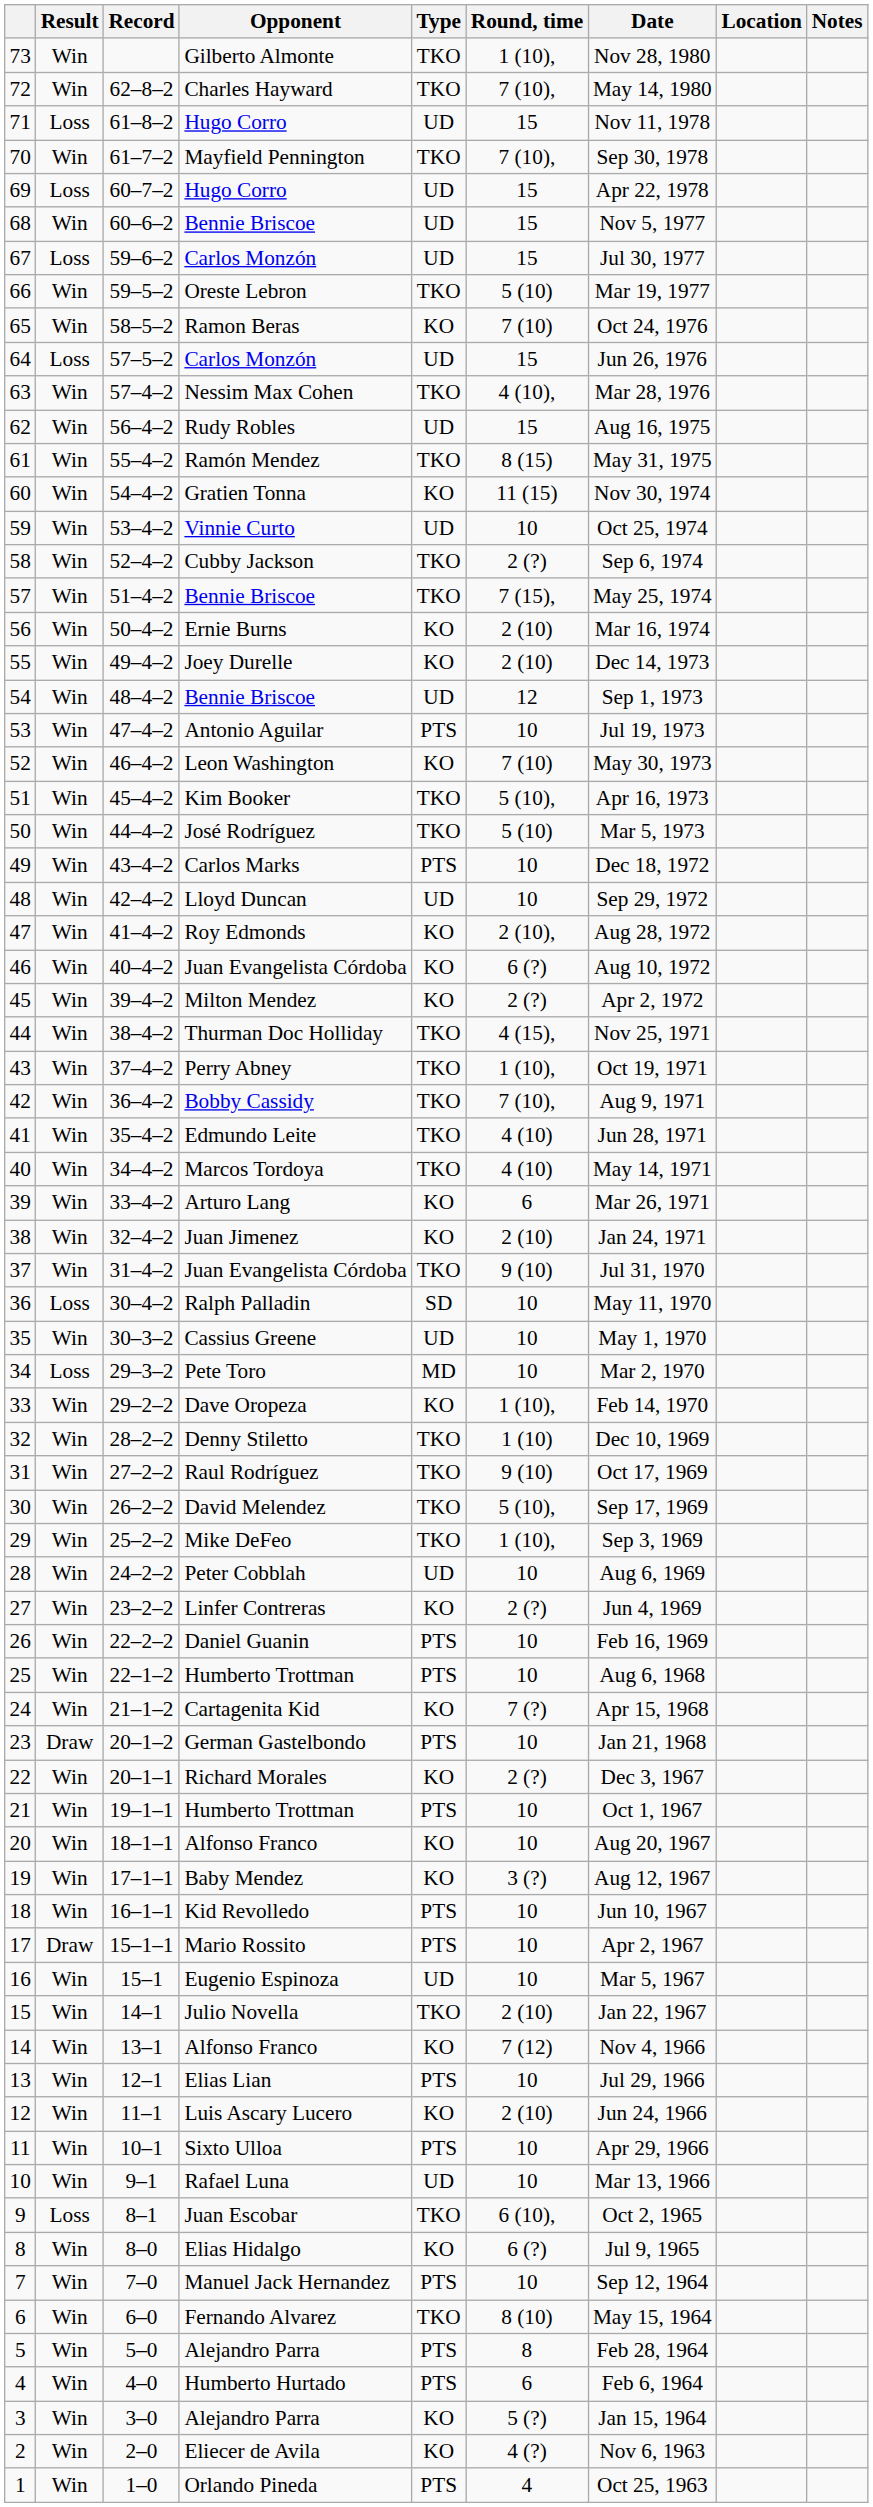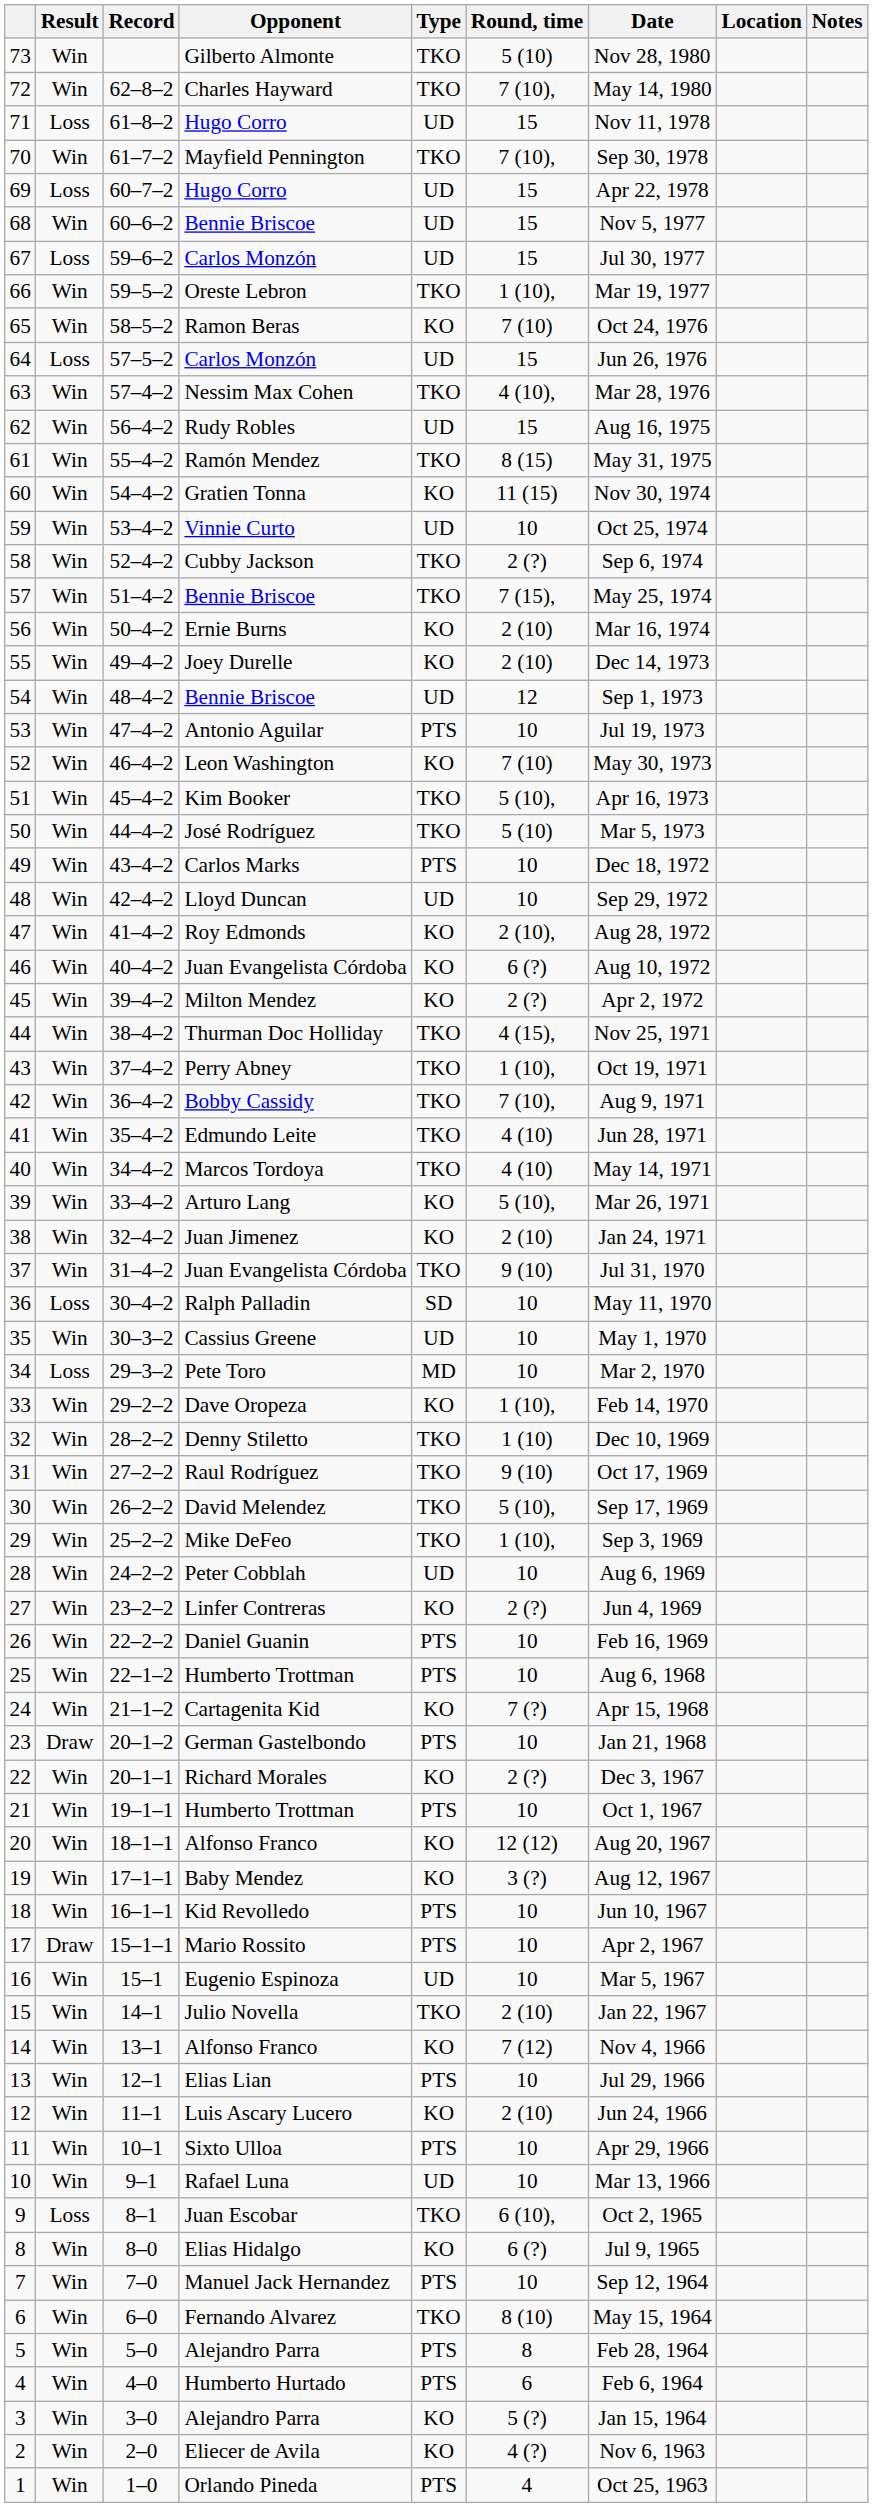(527, 55) 1 (10), -> (527, 55) 5 (10)
(527, 291) 5 (10) -> (527, 291) 1 (10),
(527, 1202) 6 -> (527, 1202) 5 (10),
(527, 1843) 10 -> (527, 1843) 12 (12)
